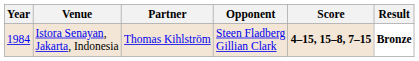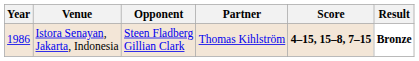columns swapped: (167, 14) <-> (251, 14)
(19, 40) 1984 -> (19, 40) 1986
